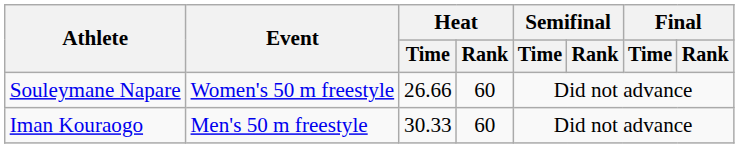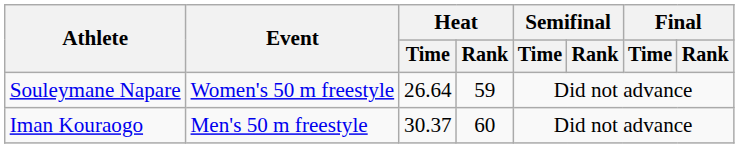(428, 90) 26.66 -> (428, 90) 26.64
(485, 90) 60 -> (485, 90) 59
(428, 125) 30.33 -> (428, 125) 30.37
